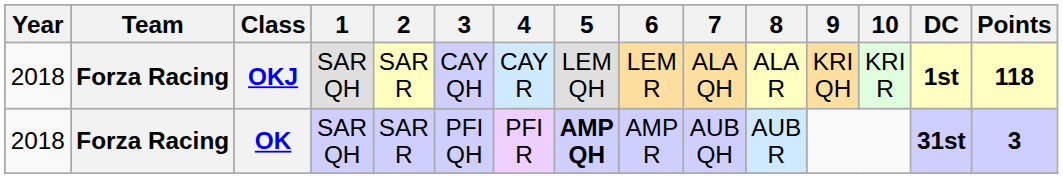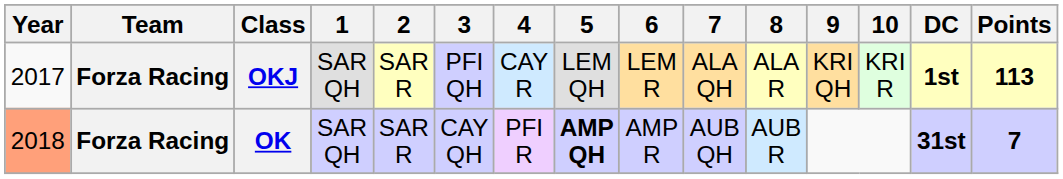(38, 75) 2018 -> (38, 75) 2017
(464, 75) CAY QH -> (464, 75) PFI QH
(1014, 75) 118 -> (1014, 75) 113
(38, 141) no background -> (38, 141) lightsalmon background
(464, 141) PFI QH -> (464, 141) CAY QH
(1014, 141) 3 -> (1014, 141) 7
